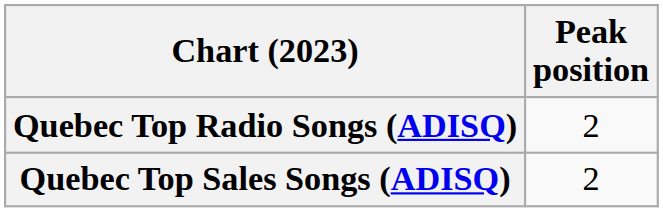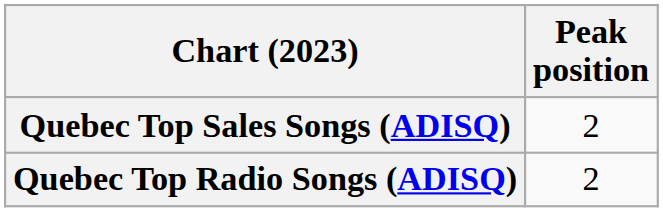rows swapped: (265, 124) <-> (265, 178)
